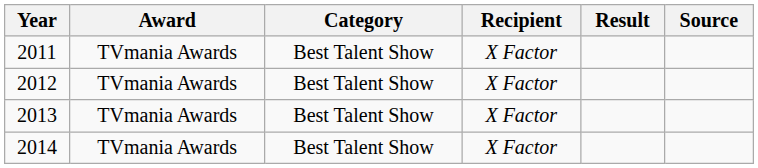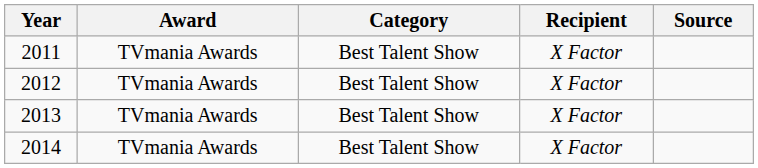- column: (622, 20)
